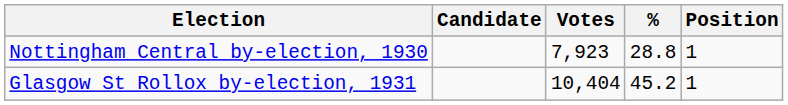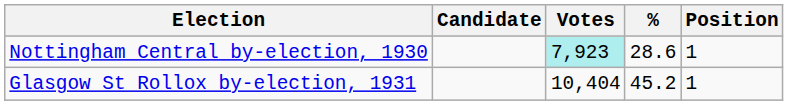(580, 52) no background -> (580, 52) paleturquoise background
(653, 52) 28.8 -> (653, 52) 28.6
